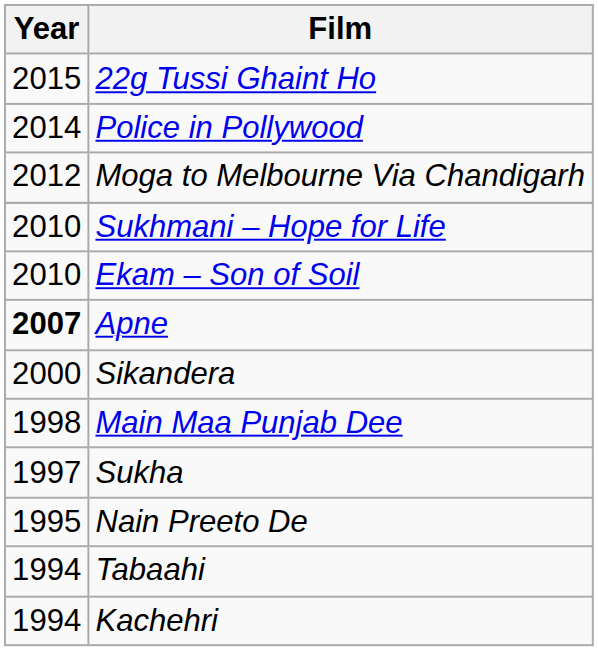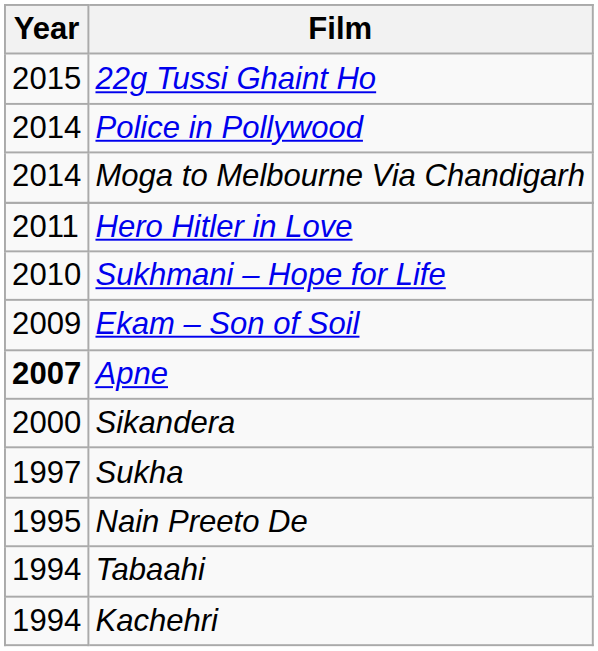(47, 176) 2012 -> (47, 176) 2014
+ row: (224, 226)
(47, 275) 2010 -> (47, 324) 2009
- row: (249, 422)
